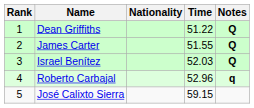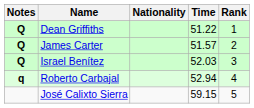columns swapped: (19, 12) <-> (232, 12)
(200, 45) 51.55 -> (203, 45) 51.57
(200, 78) 52.96 -> (203, 78) 52.94
